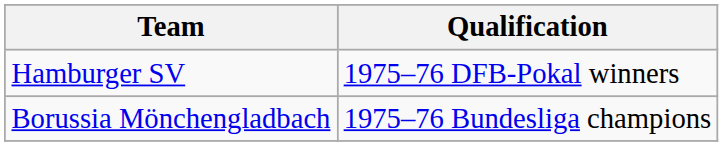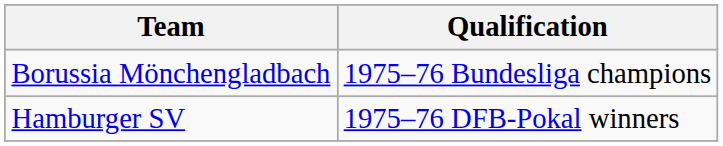rows swapped: (171, 118) <-> (98, 72)
